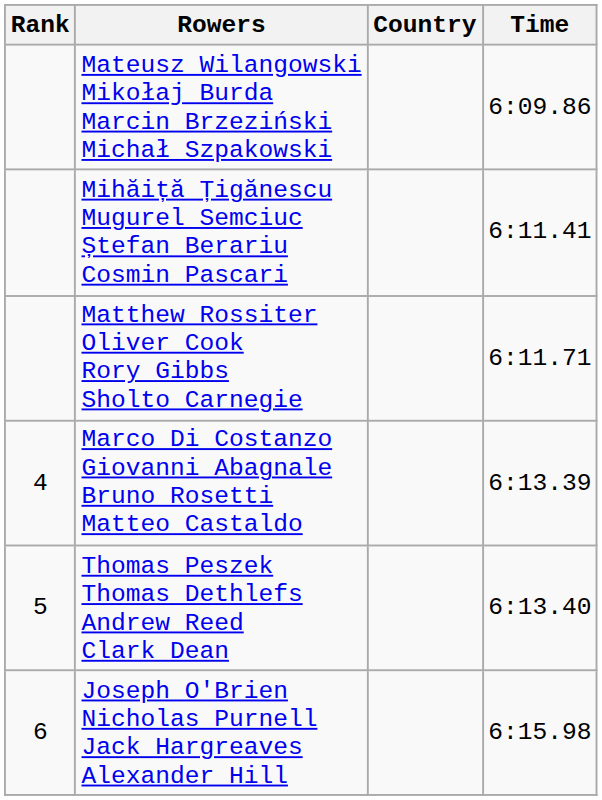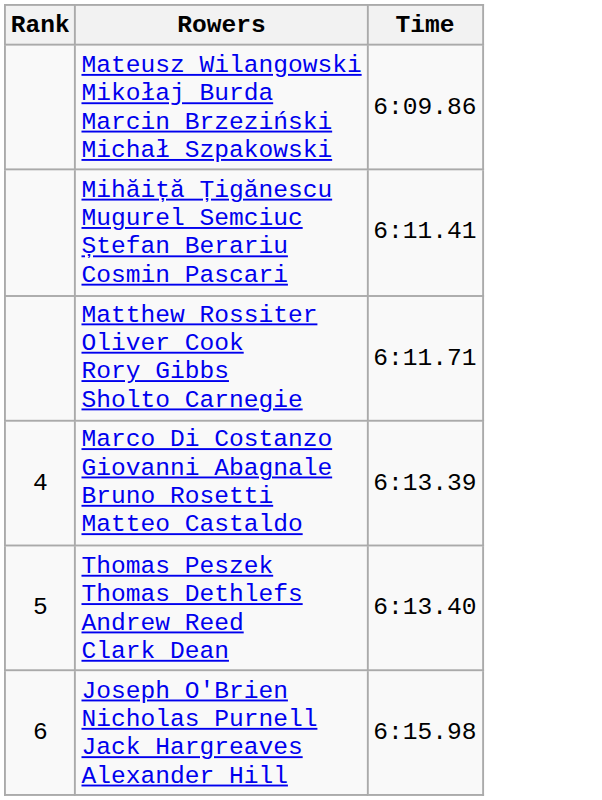- column: (425, 25)
